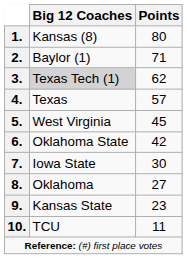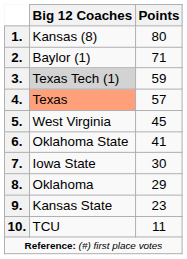(159, 79) 62 -> (159, 79) 59
(50, 100) no background -> (50, 100) lightsalmon background
(159, 142) 42 -> (159, 142) 41
(159, 185) 27 -> (159, 185) 29
